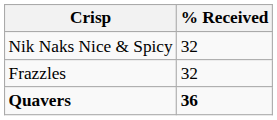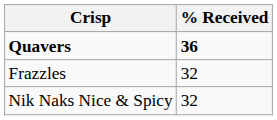rows swapped: (40, 100) <-> (91, 45)
